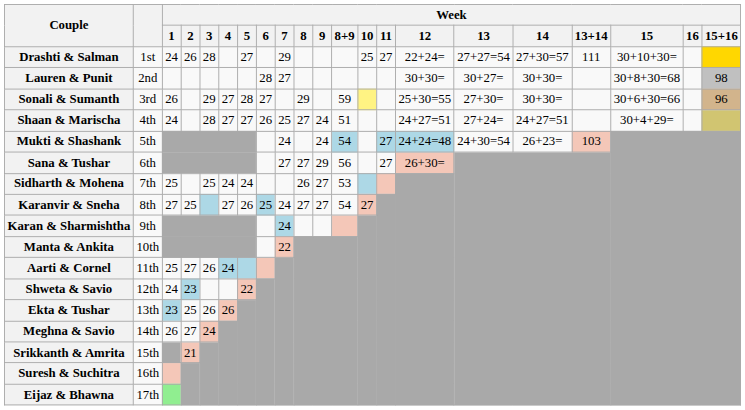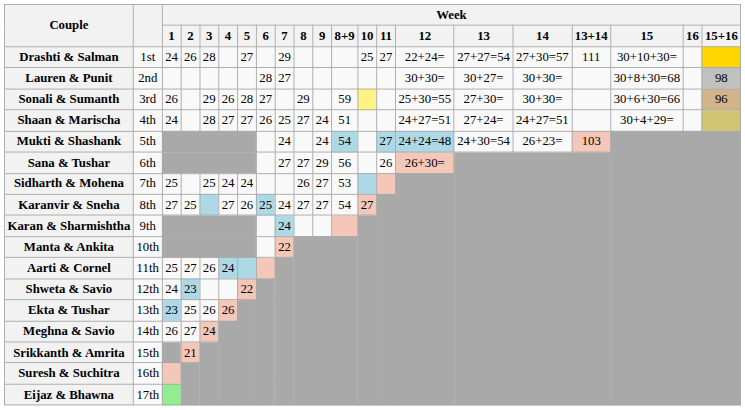(228, 99) 27 -> (228, 99) 26
(386, 162) 27 -> (386, 162) 26
